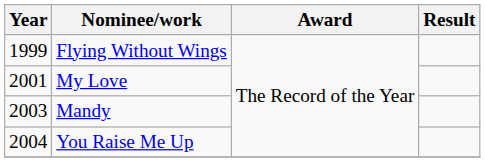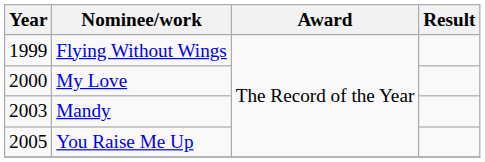(28, 80) 2001 -> (28, 80) 2000
(28, 141) 2004 -> (28, 141) 2005
